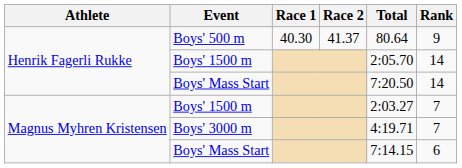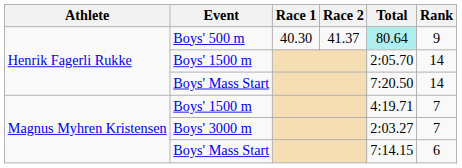(392, 38) no background -> (392, 38) paleturquoise background
(392, 106) 2:03.27 -> (392, 106) 4:19.71
(392, 128) 4:19.71 -> (392, 128) 2:03.27
